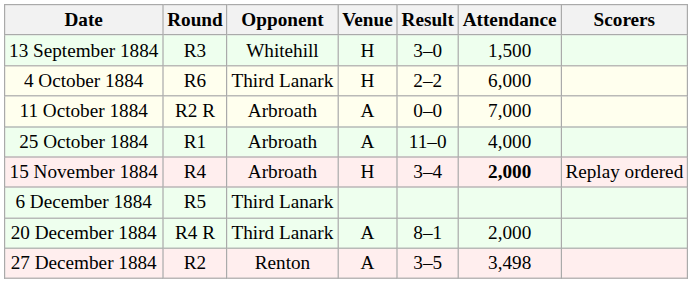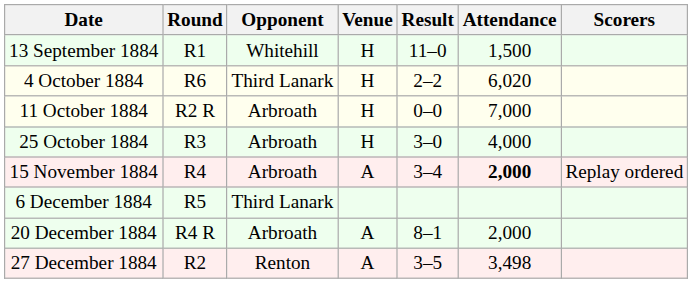(195, 50) R3 -> (195, 50) R1
(428, 50) 3–0 -> (428, 50) 11–0
(510, 80) 6,000 -> (510, 80) 6,020
(367, 111) A -> (367, 111) H
(195, 141) R1 -> (195, 141) R3
(367, 141) A -> (367, 141) H
(428, 141) 11–0 -> (428, 141) 3–0
(367, 171) H -> (367, 171) A
(282, 232) Third Lanark -> (282, 232) Arbroath
